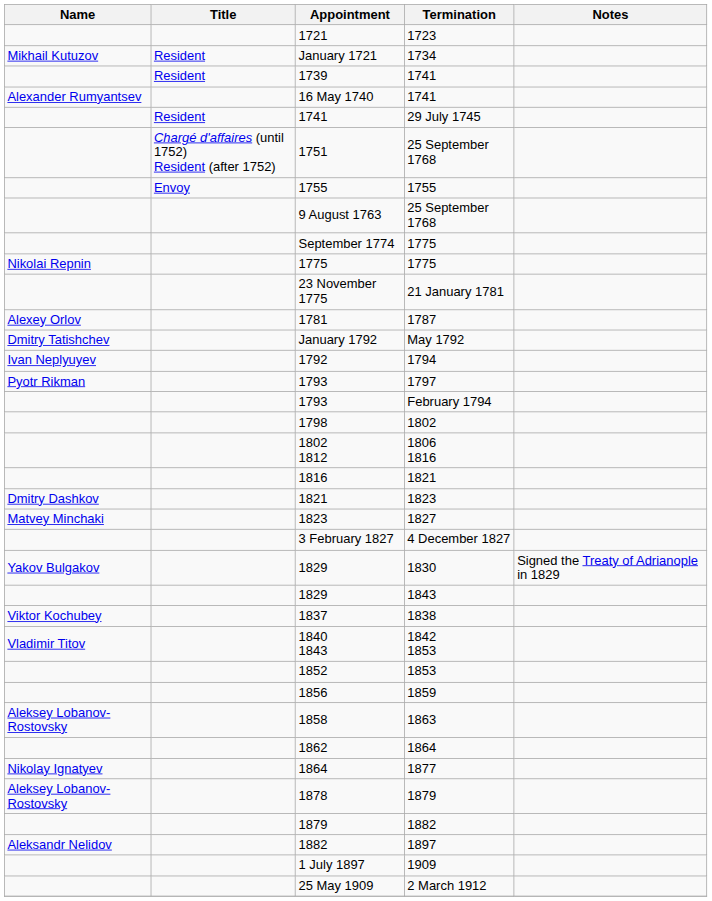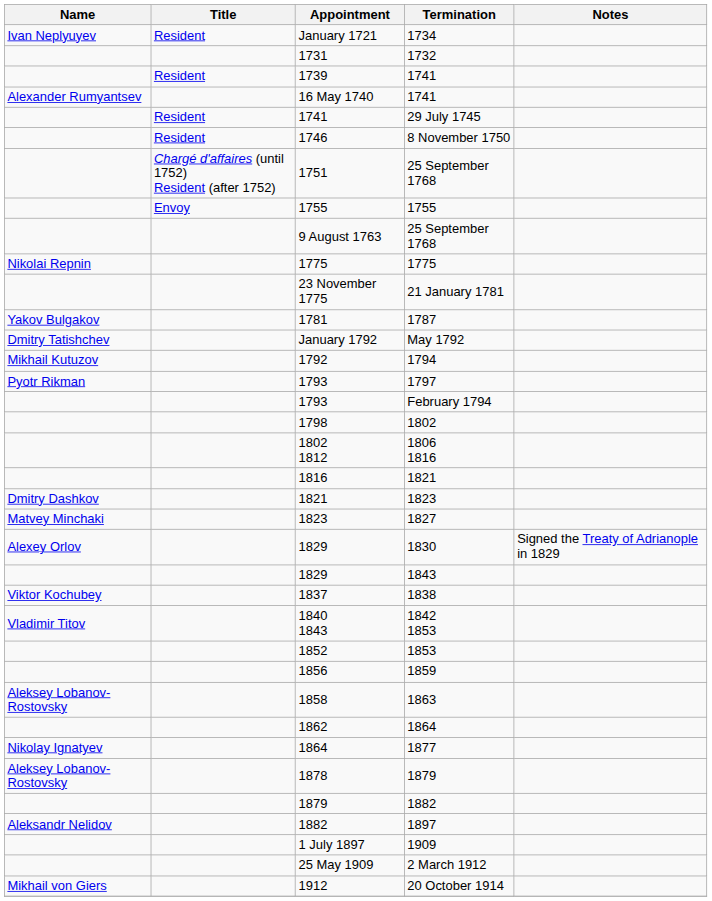- row: (313, 35)
(53, 55) Mikhail Kutuzov -> (52, 35) Ivan Neplyuyev
+ row: (313, 55)
+ row: (313, 138)
- row: (346, 243)
(44, 319) Alexey Orlov -> (53, 319) Yakov Bulgakov
(52, 360) Ivan Neplyuyev -> (53, 360) Mikhail Kutuzov
- row: (346, 539)
(53, 567) Yakov Bulgakov -> (44, 547) Alexey Orlov
+ row: (313, 885)
